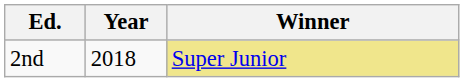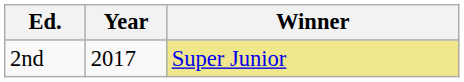(113, 58) 2018 -> (113, 58) 2017
